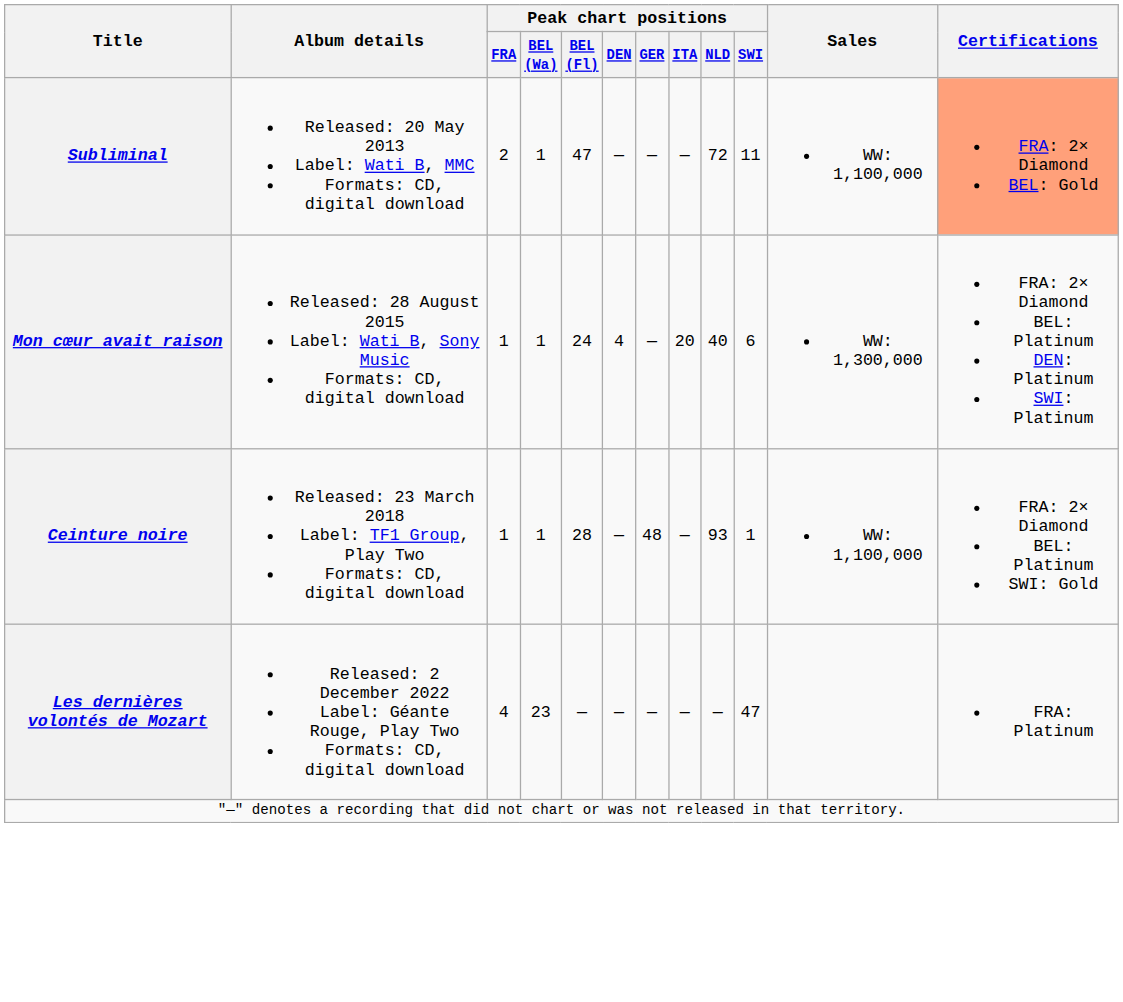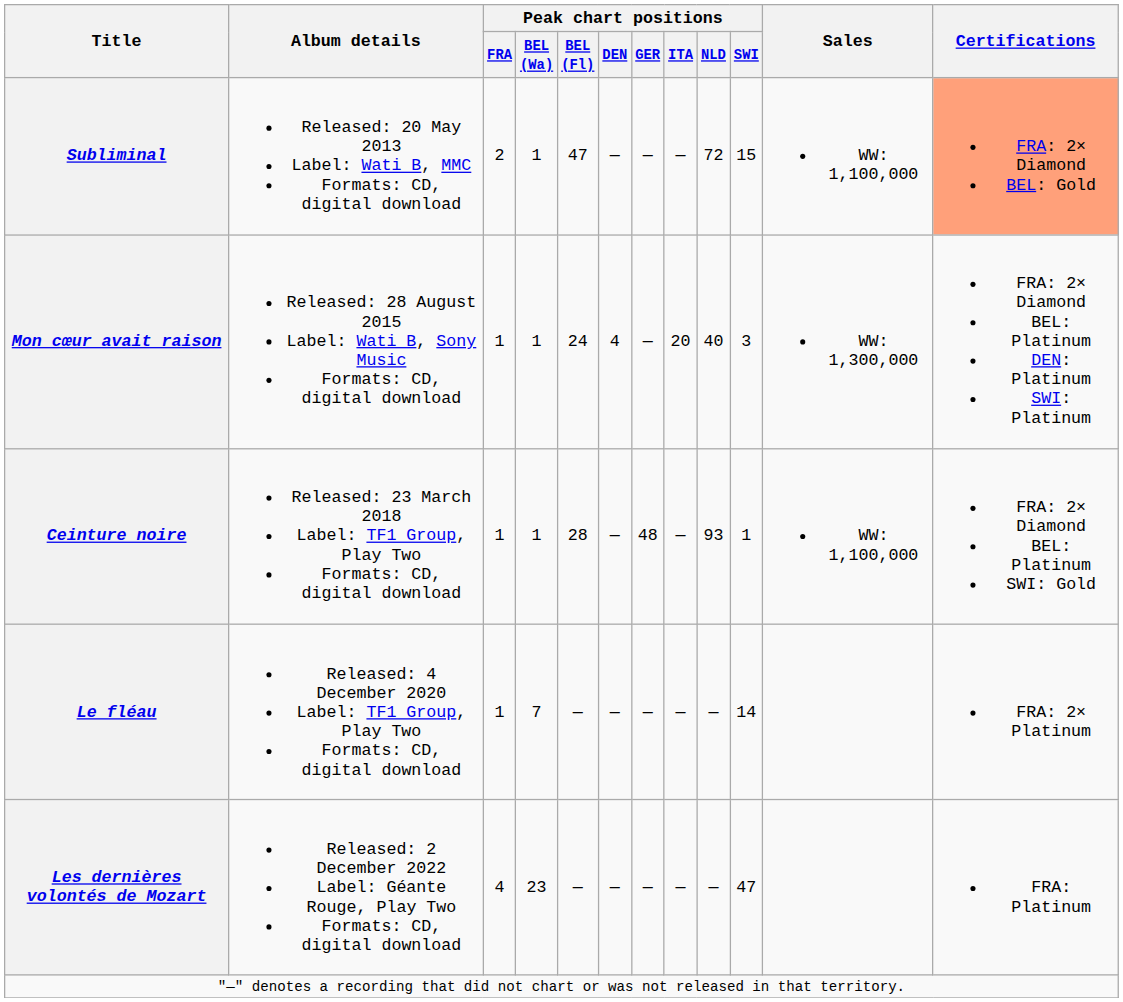(751, 156) 11 -> (746, 156) 15
(751, 341) 6 -> (746, 341) 3
+ row: (117, 712)
